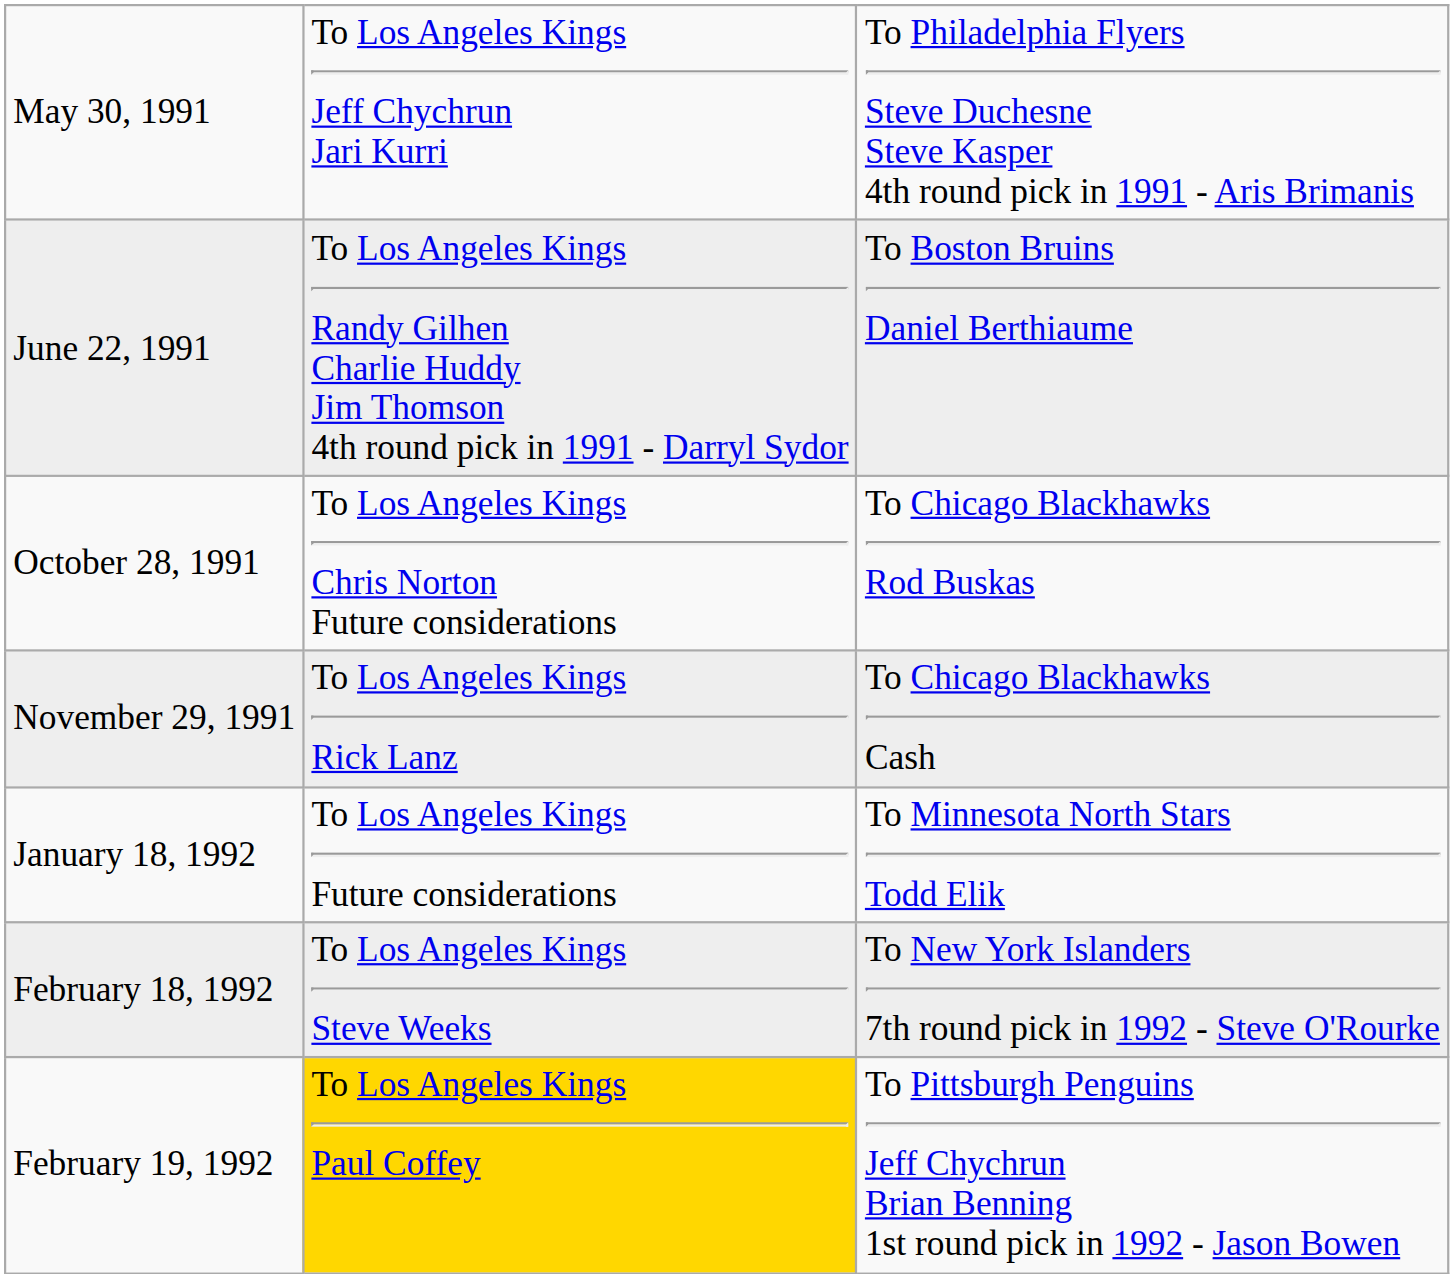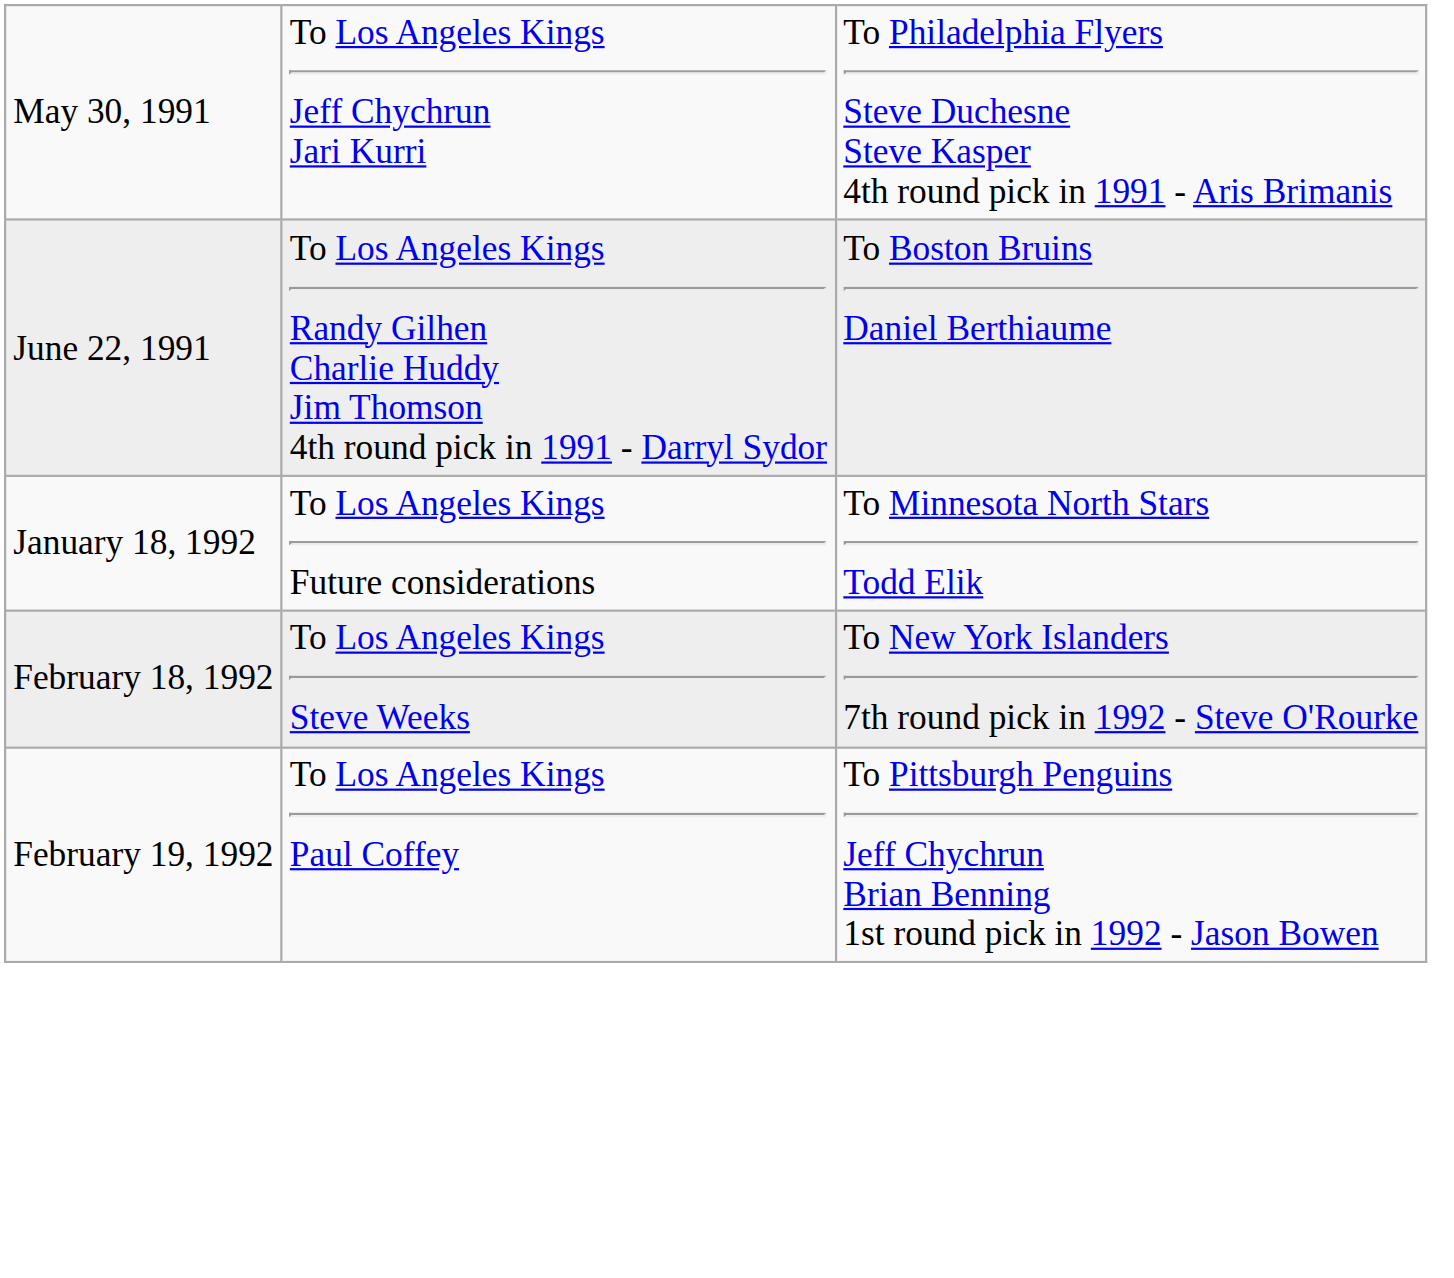- row: (136, 562)
- row: (154, 717)
(580, 1124) gold background -> (558, 813) no background
